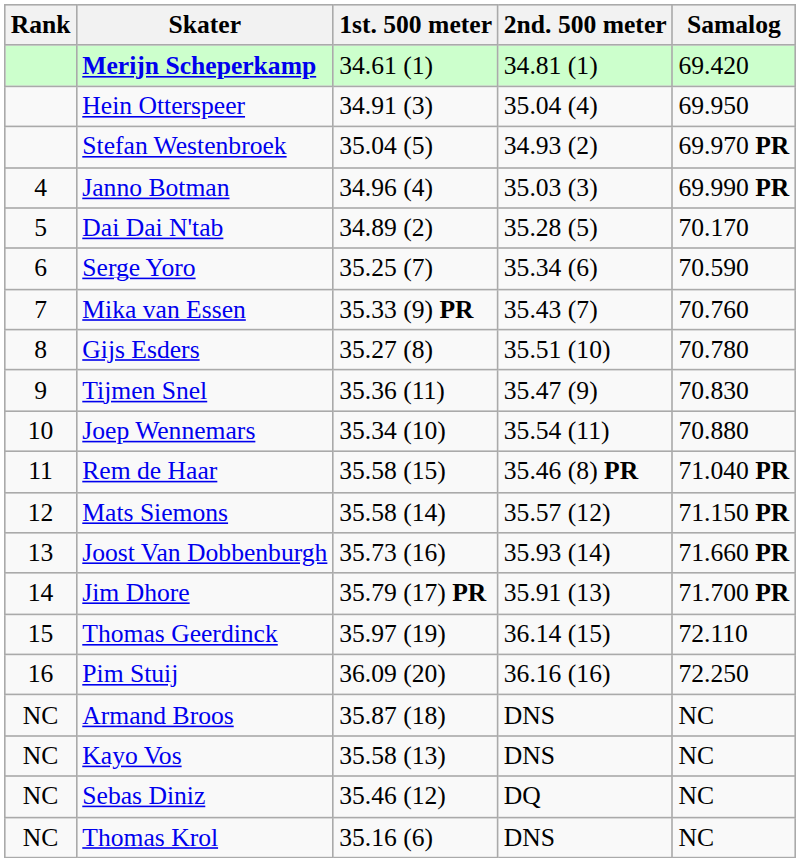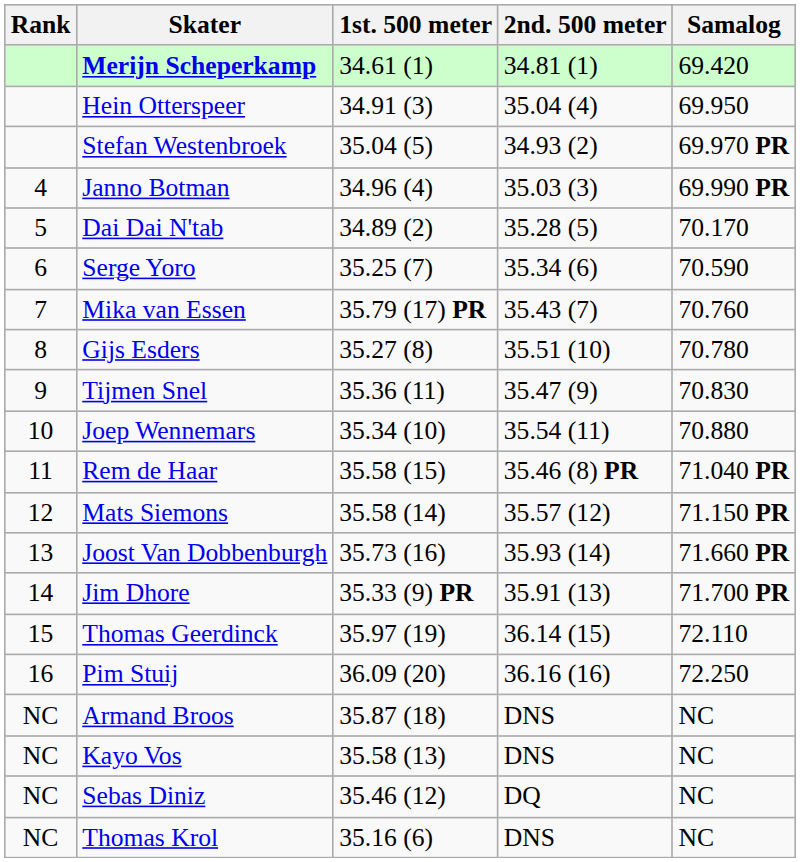(406, 308) 35.33 (9) PR -> (413, 308) 35.79 (17) PR
(413, 593) 35.79 (17) PR -> (406, 593) 35.33 (9) PR
